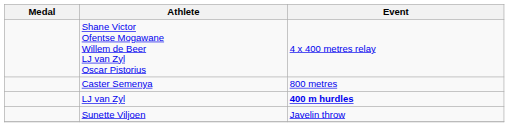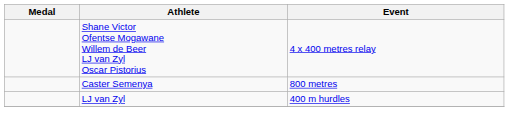(322, 100) bold -> (320, 100) normal
- row: (114, 115)
